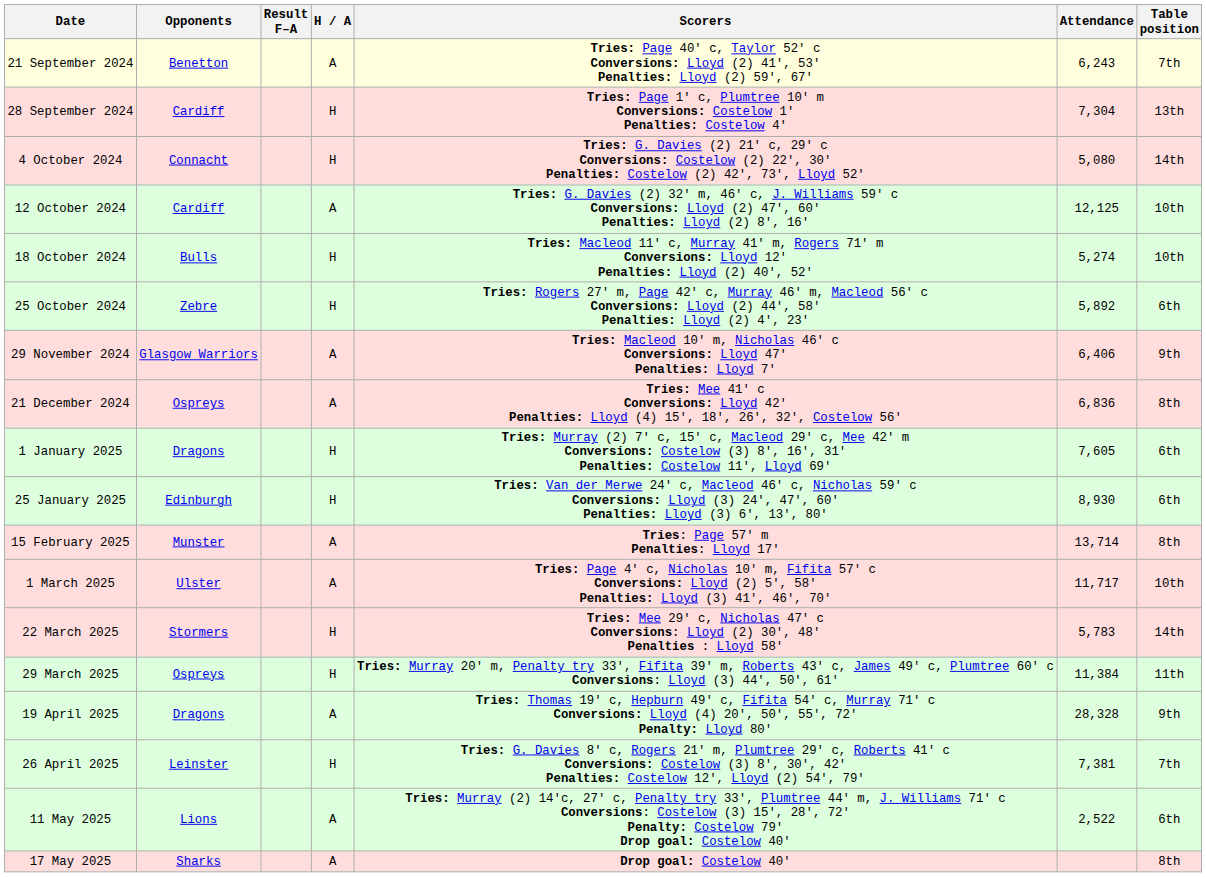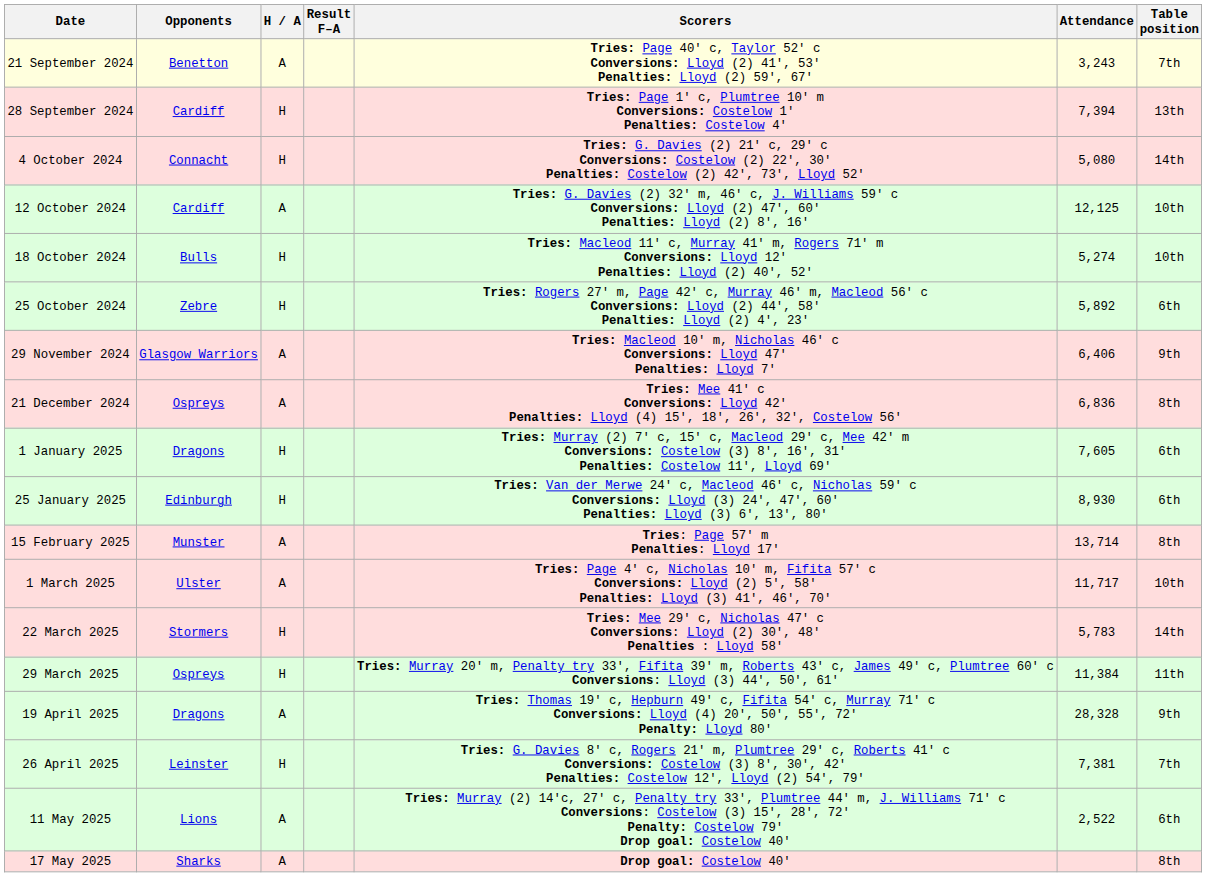columns swapped: (333, 22) <-> (286, 22)
(1097, 63) 6,243 -> (1097, 63) 3,243
(1097, 112) 7,304 -> (1097, 112) 7,394
